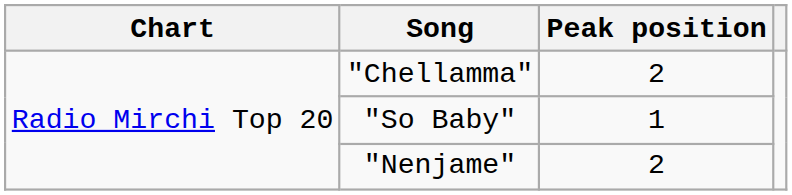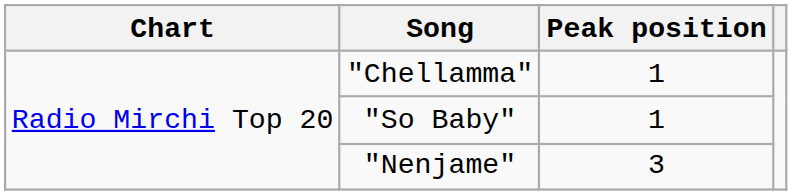(657, 74) 2 -> (657, 74) 1
(657, 166) 2 -> (657, 166) 3
